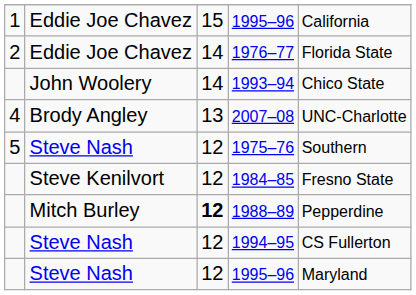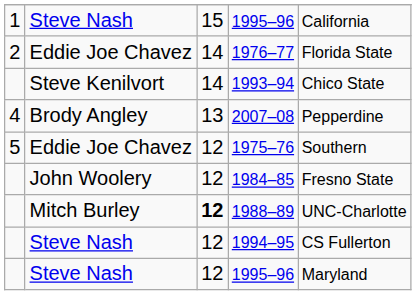(111, 20) Eddie Joe Chavez -> (81, 20) Steve Nash
(91, 83) John Woolery -> (97, 83) Steve Kenilvort
(354, 116) UNC-Charlotte -> (343, 116) Pepperdine
(81, 147) Steve Nash -> (111, 147) Eddie Joe Chavez
(97, 178) Steve Kenilvort -> (91, 178) John Woolery
(343, 211) Pepperdine -> (354, 211) UNC-Charlotte
